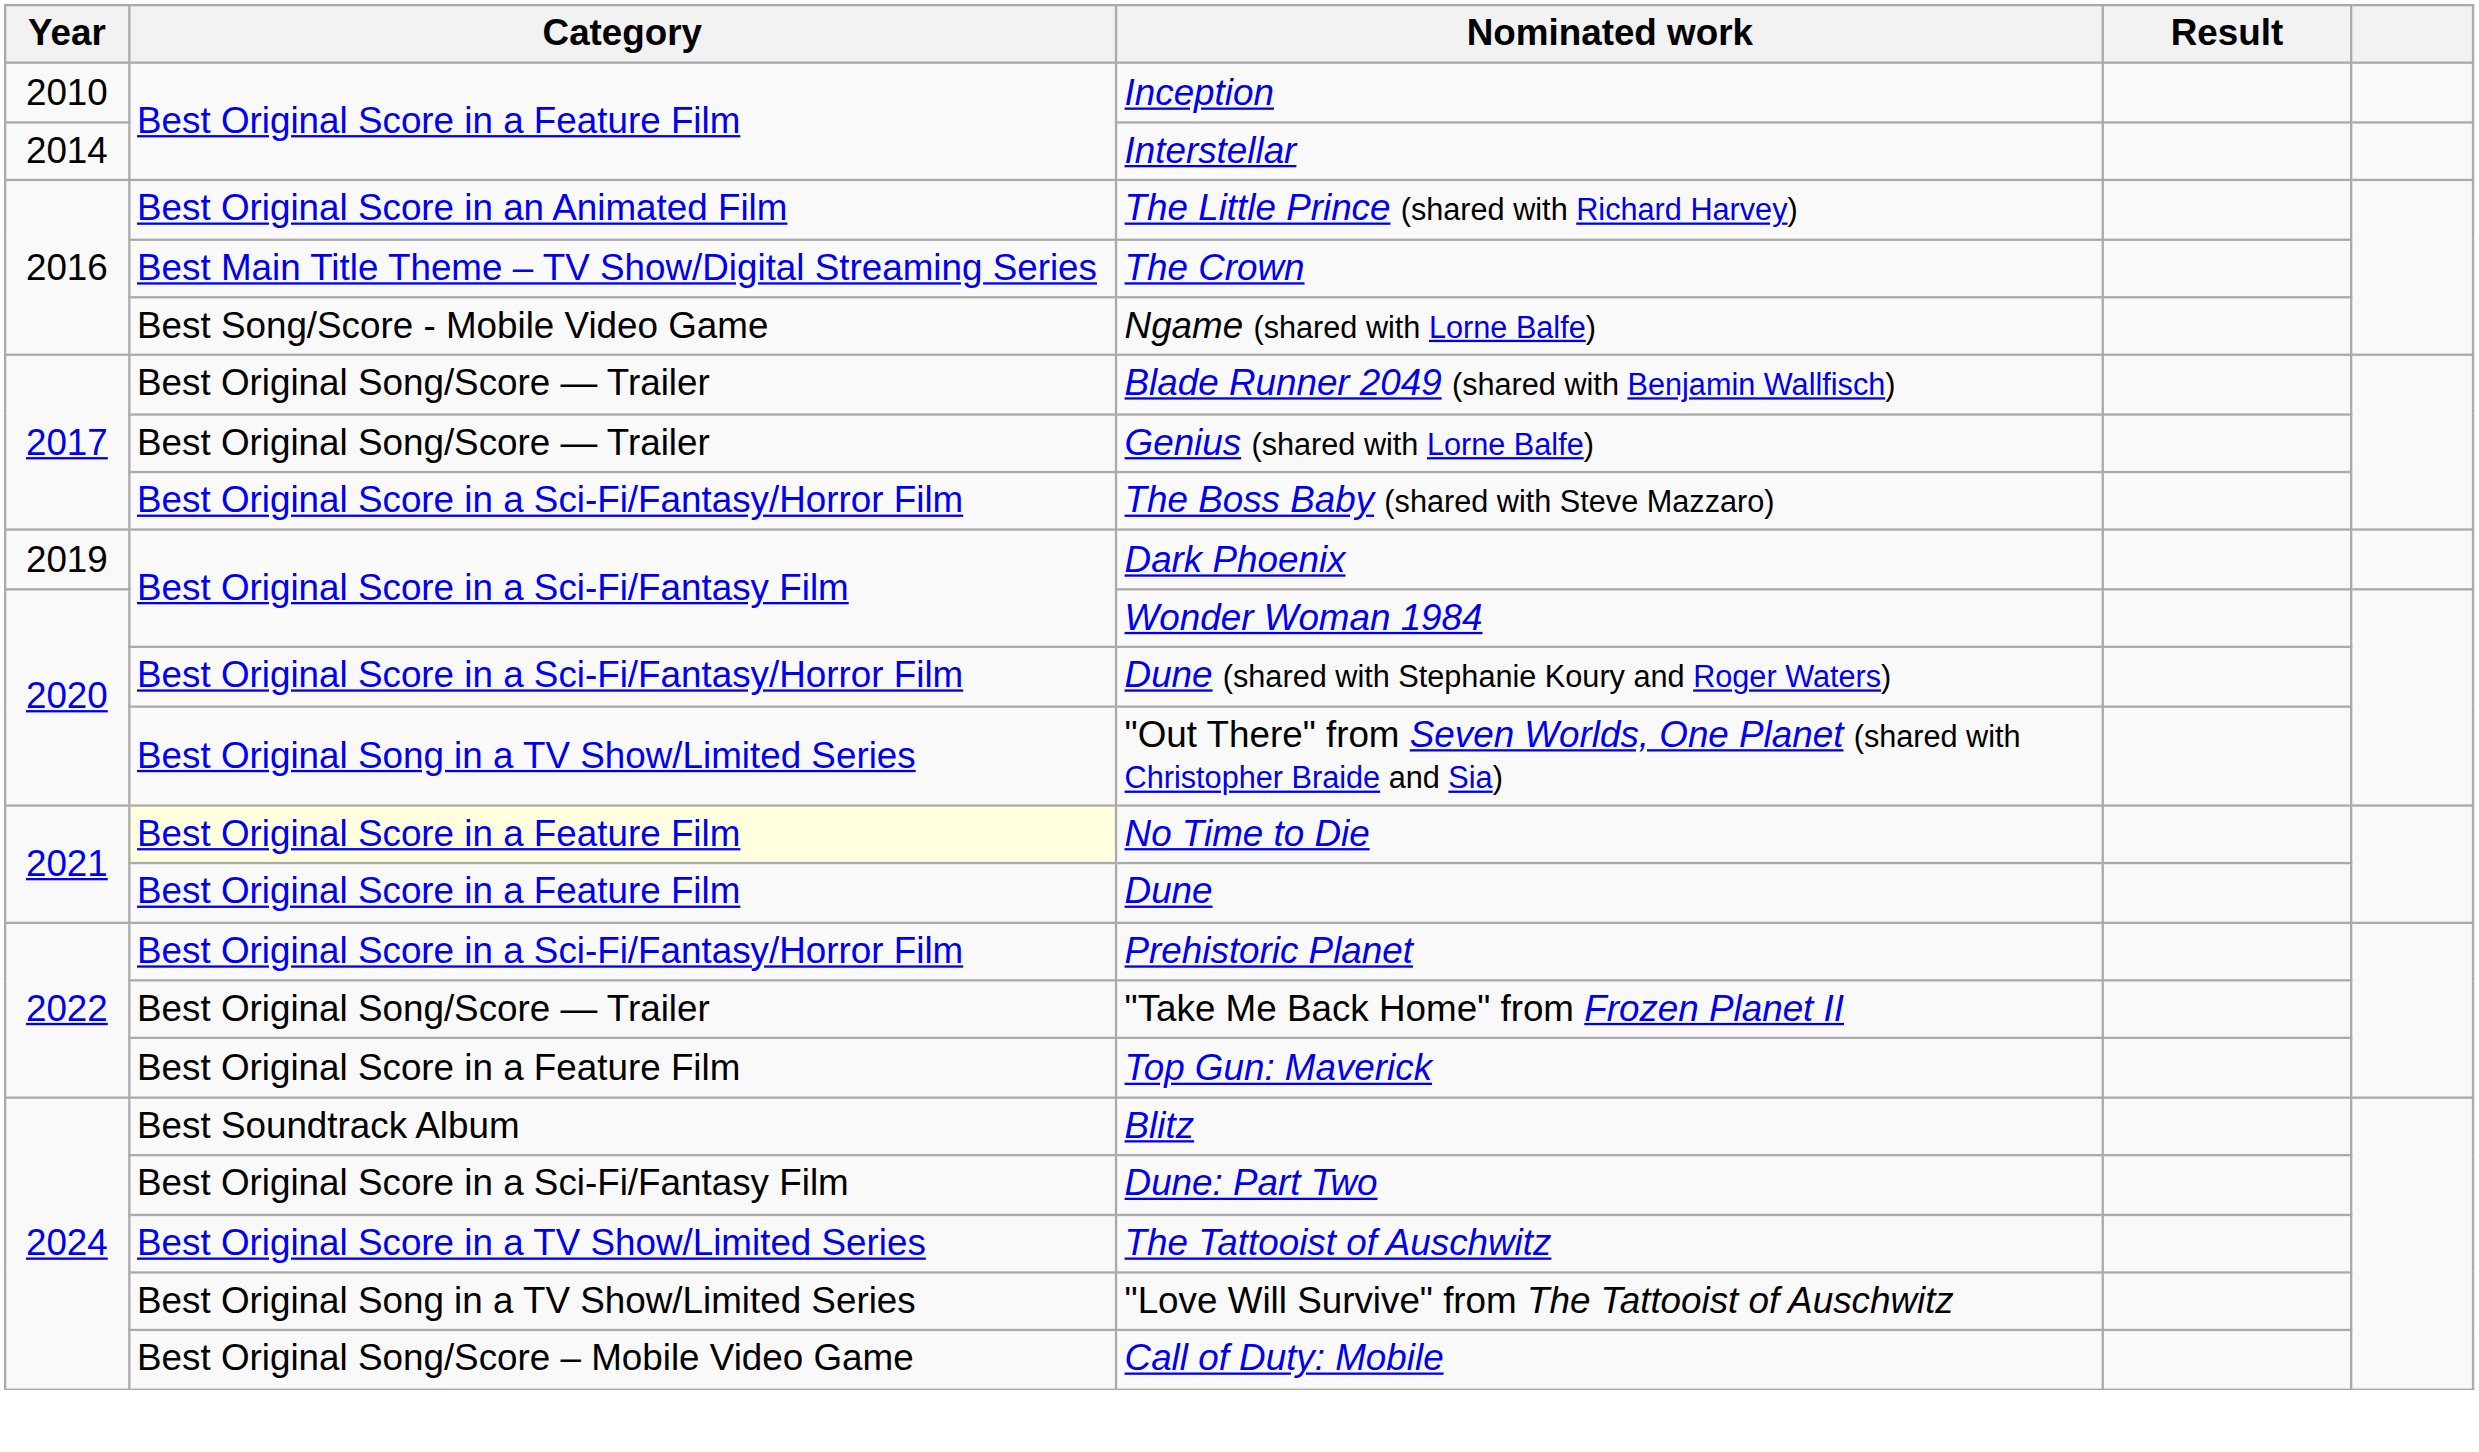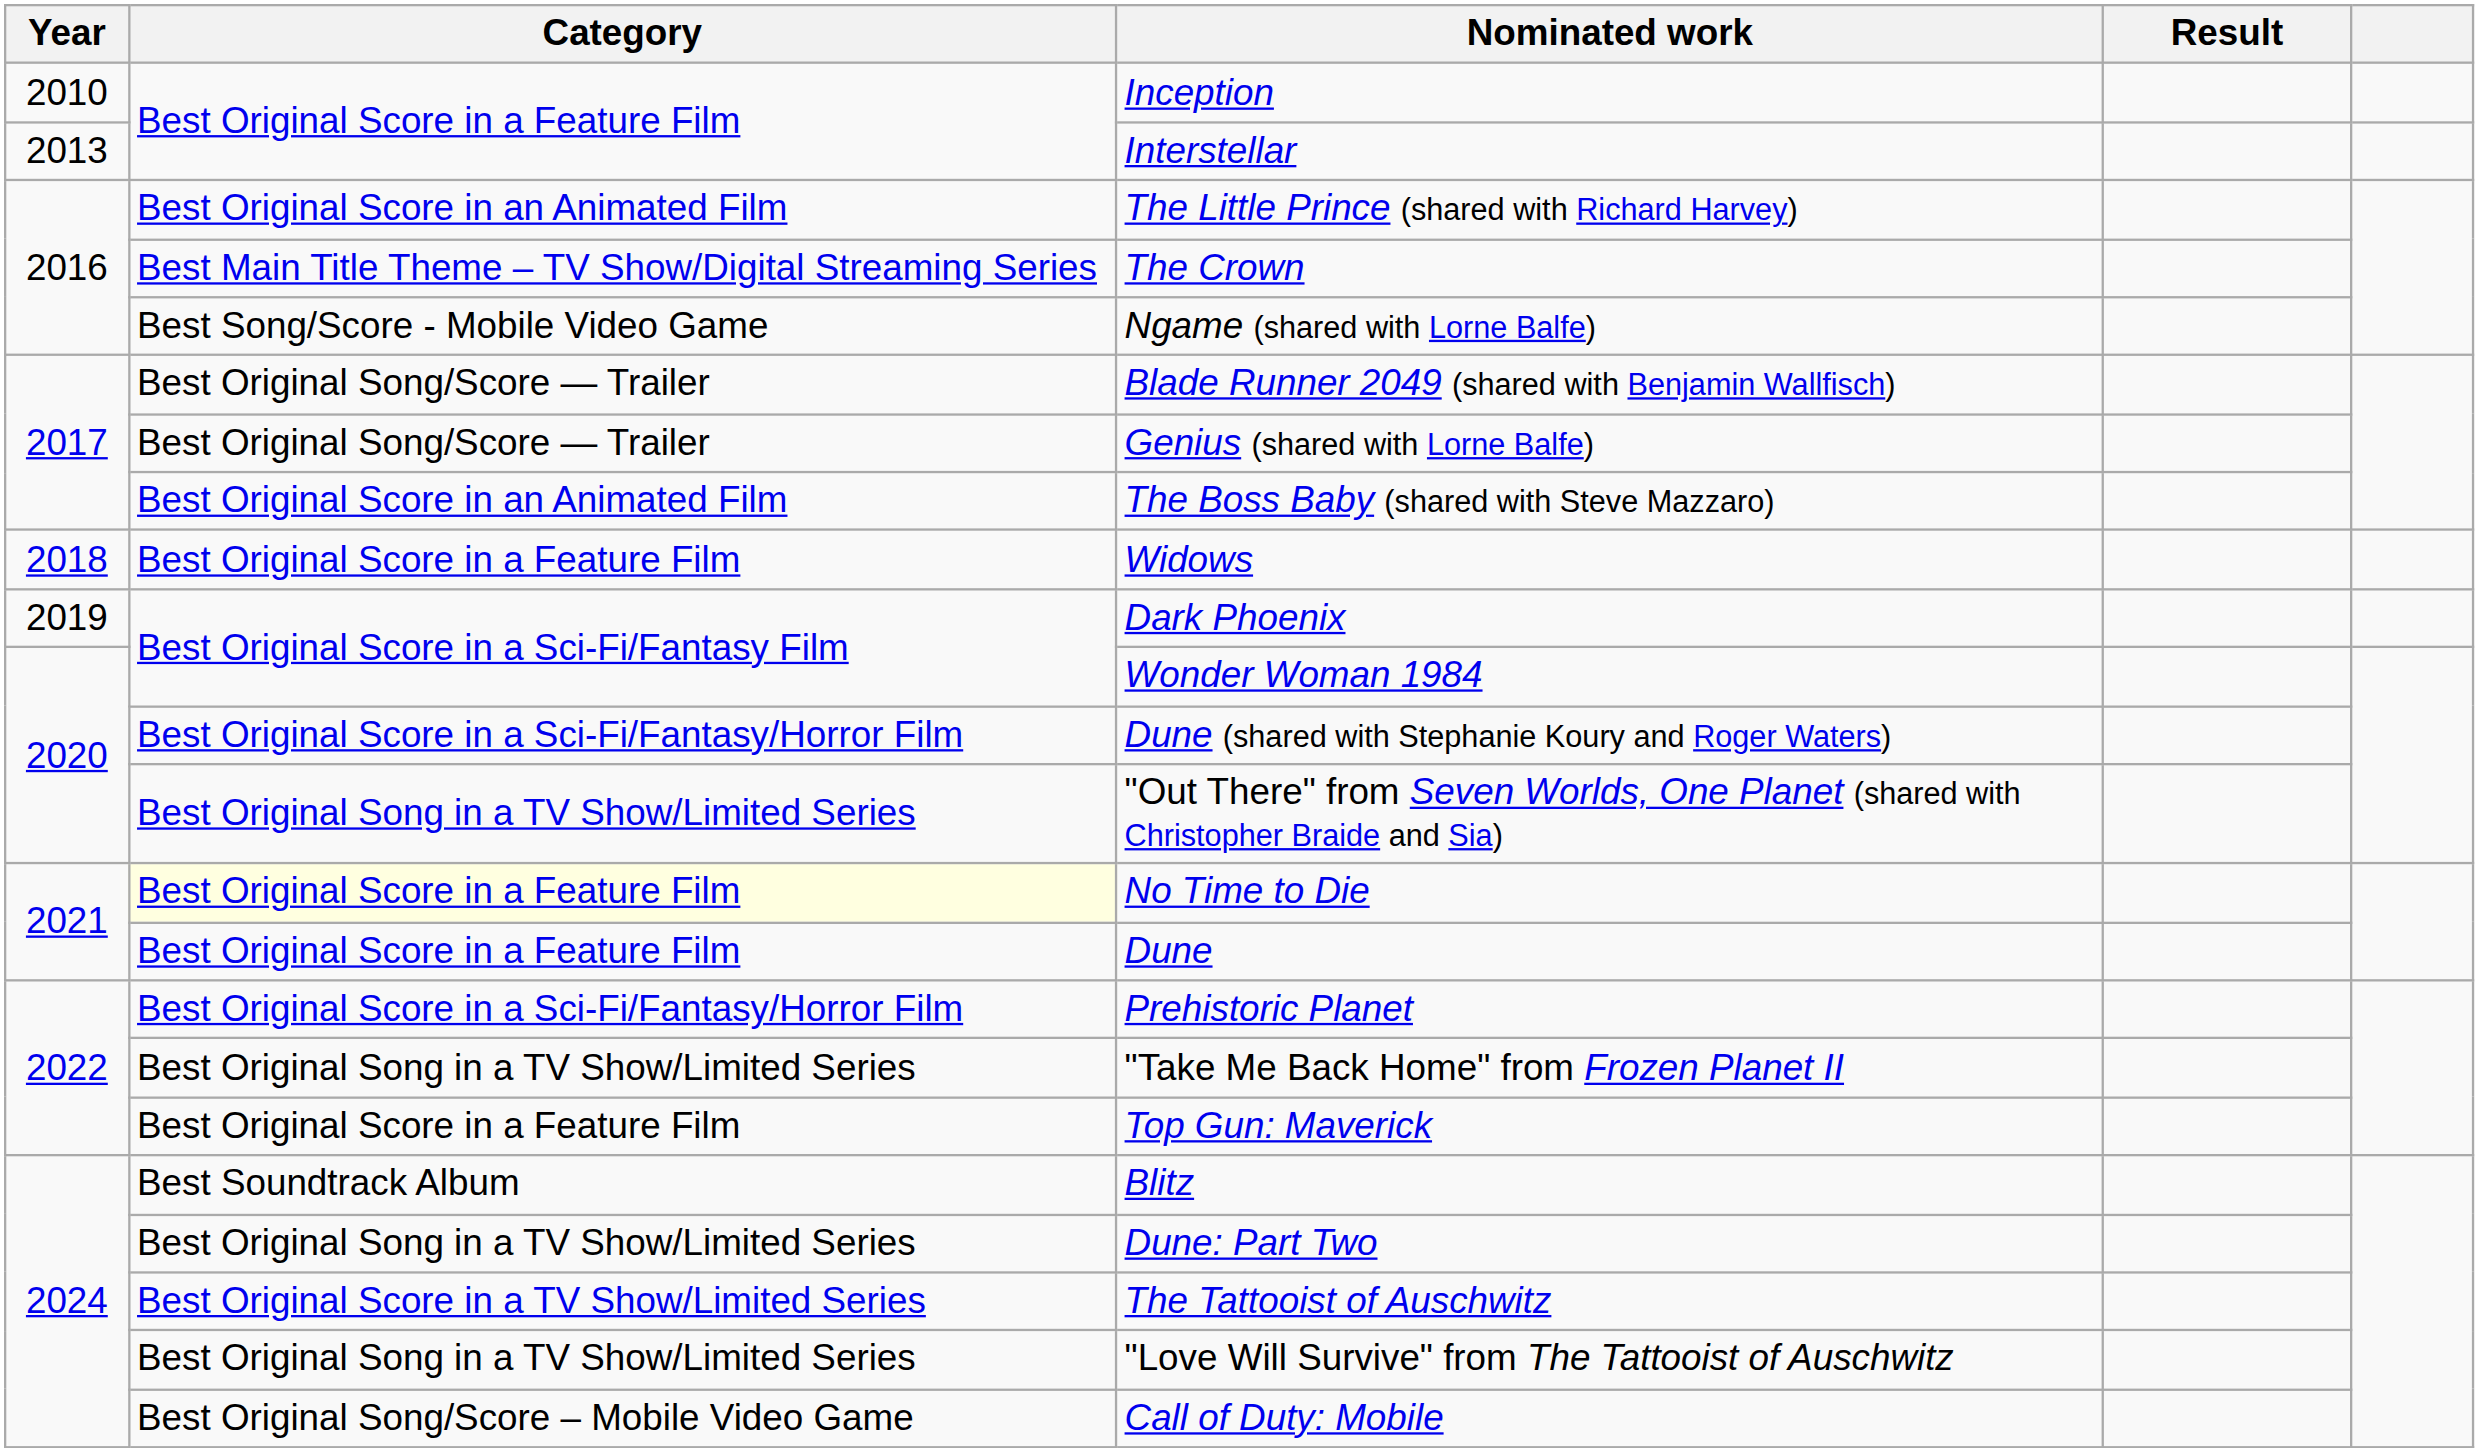(67, 150) 2014 -> (67, 150) 2013
(550, 500) Best Original Score in a Sci-Fi/Fantasy/Horror Film -> (462, 500) Best Original Score in an Animated Film
+ row: (1189, 558)
(423, 1008) Best Original Song/Score — Trailer -> (526, 1067) Best Original Song in a TV Show/Limited Series
(493, 1183) Best Original Score in a Sci-Fi/Fantasy Film -> (526, 1242) Best Original Song in a TV Show/Limited Series
